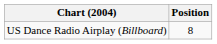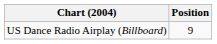(190, 30) 8 -> (190, 30) 9
